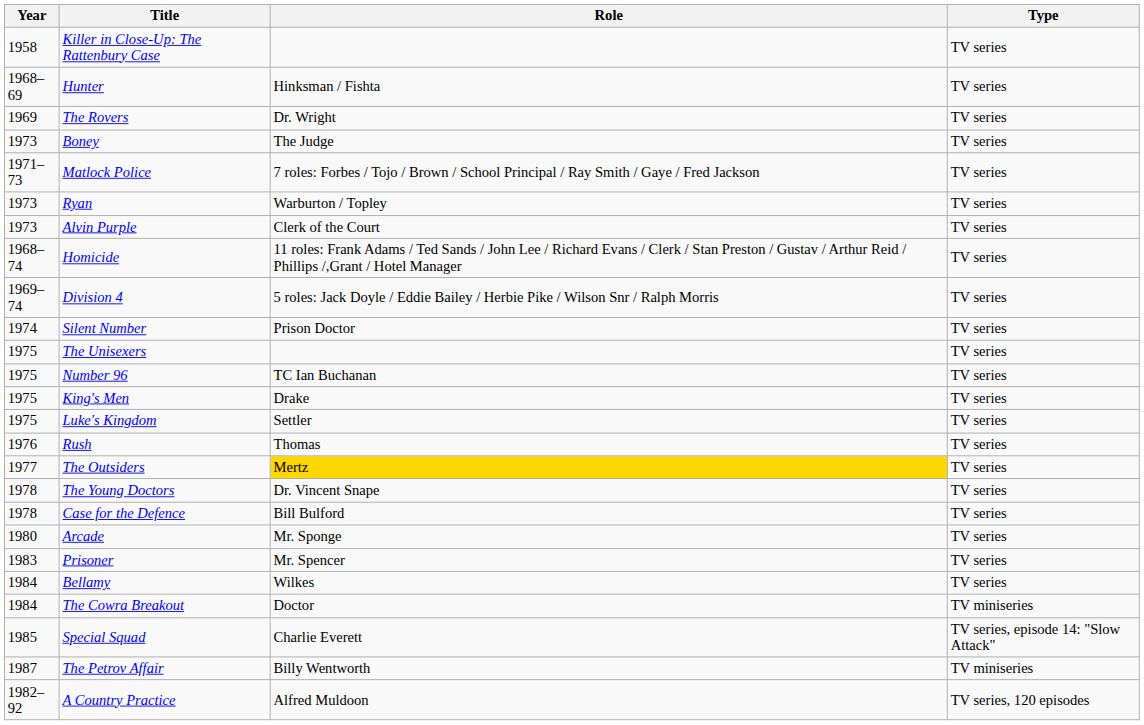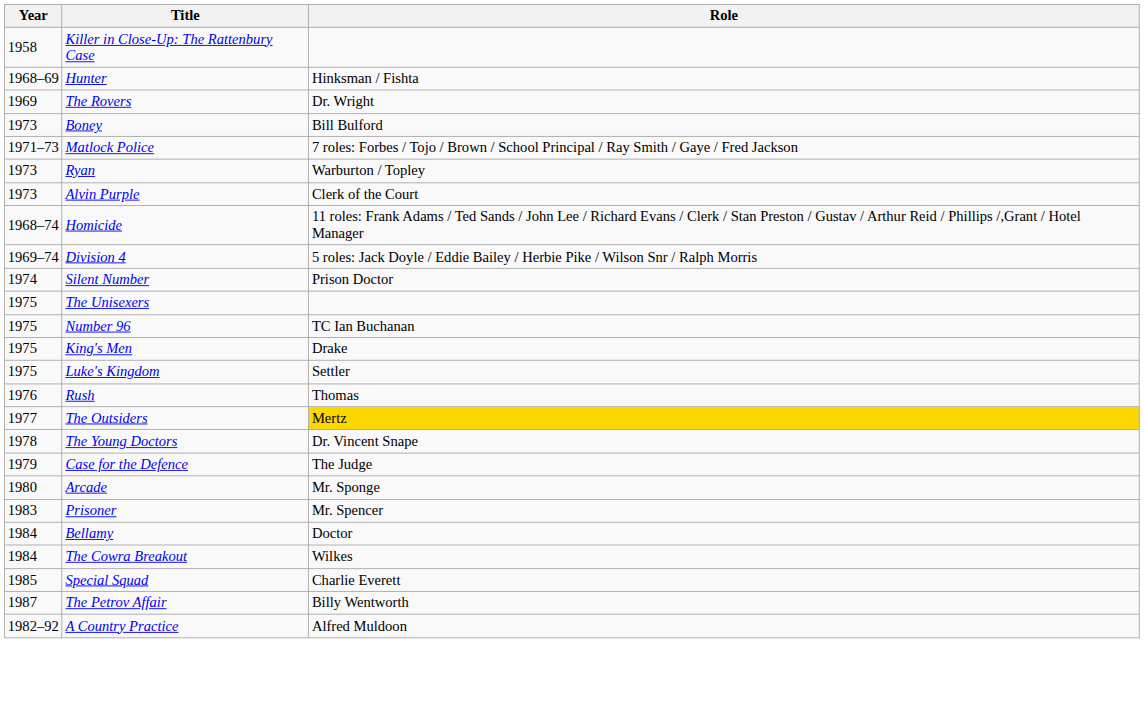- column: (1043, 16)
(304, 141) The Judge -> (347, 124) Bill Bulford
(22, 513) 1978 -> (22, 464) 1979
(309, 513) Bill Bulford -> (342, 464) The Judge
(294, 582) Wilkes -> (332, 533) Doctor
(294, 605) Doctor -> (332, 556) Wilkes
